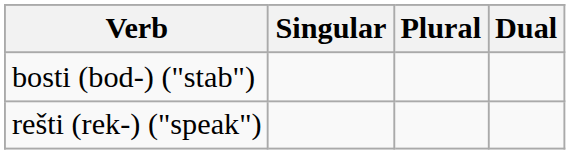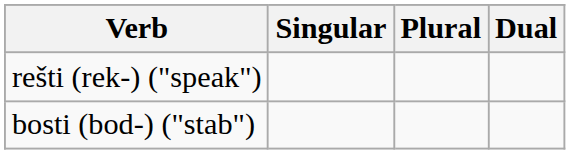rows swapped: (133, 76) <-> (137, 124)
